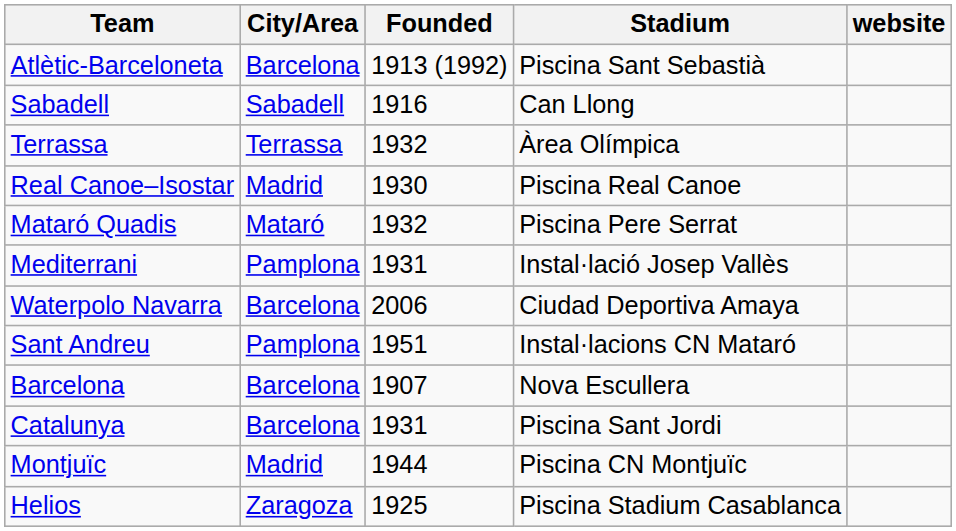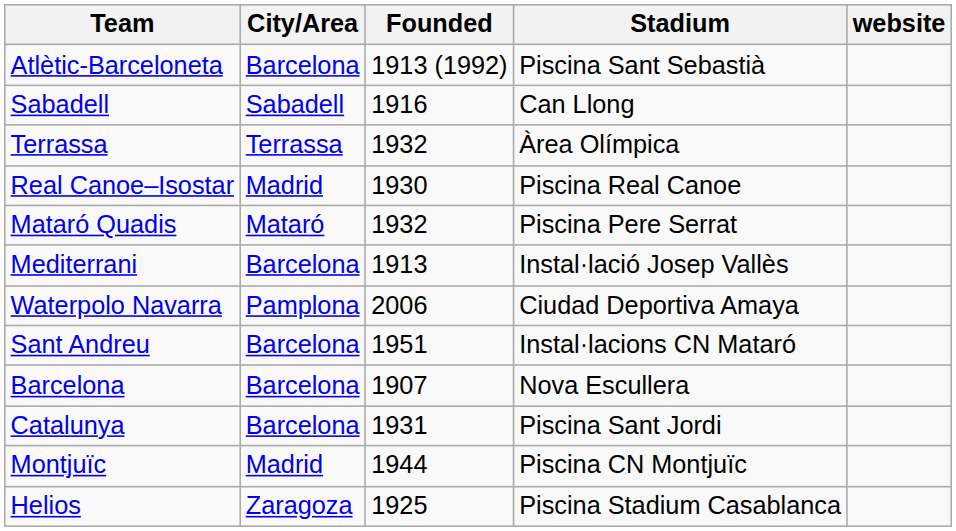(303, 265) Pamplona -> (303, 265) Barcelona
(399, 265) 1931 -> (399, 265) 1913
(303, 305) Barcelona -> (303, 305) Pamplona
(303, 345) Pamplona -> (303, 345) Barcelona
